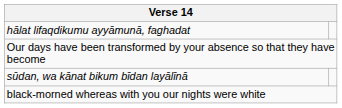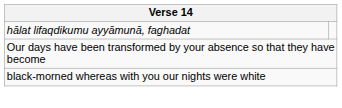- row: (97, 77)
